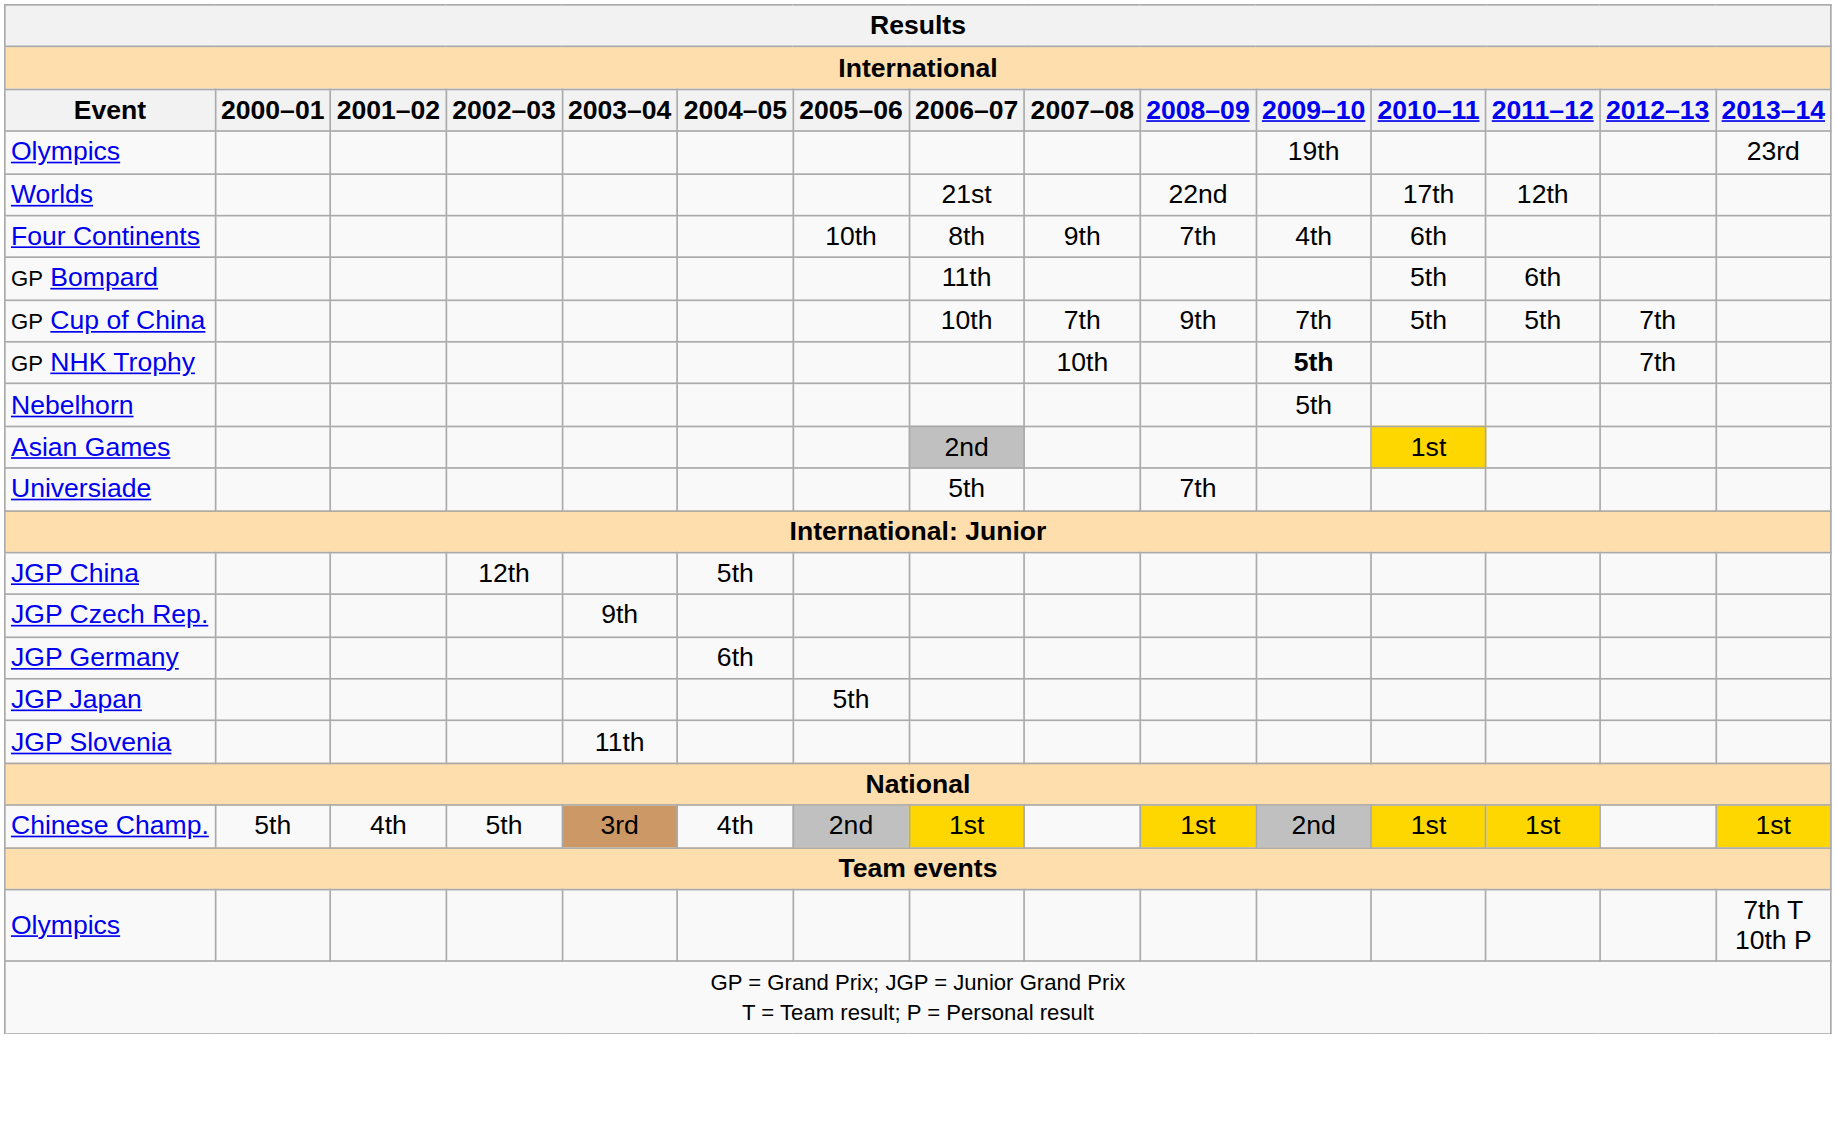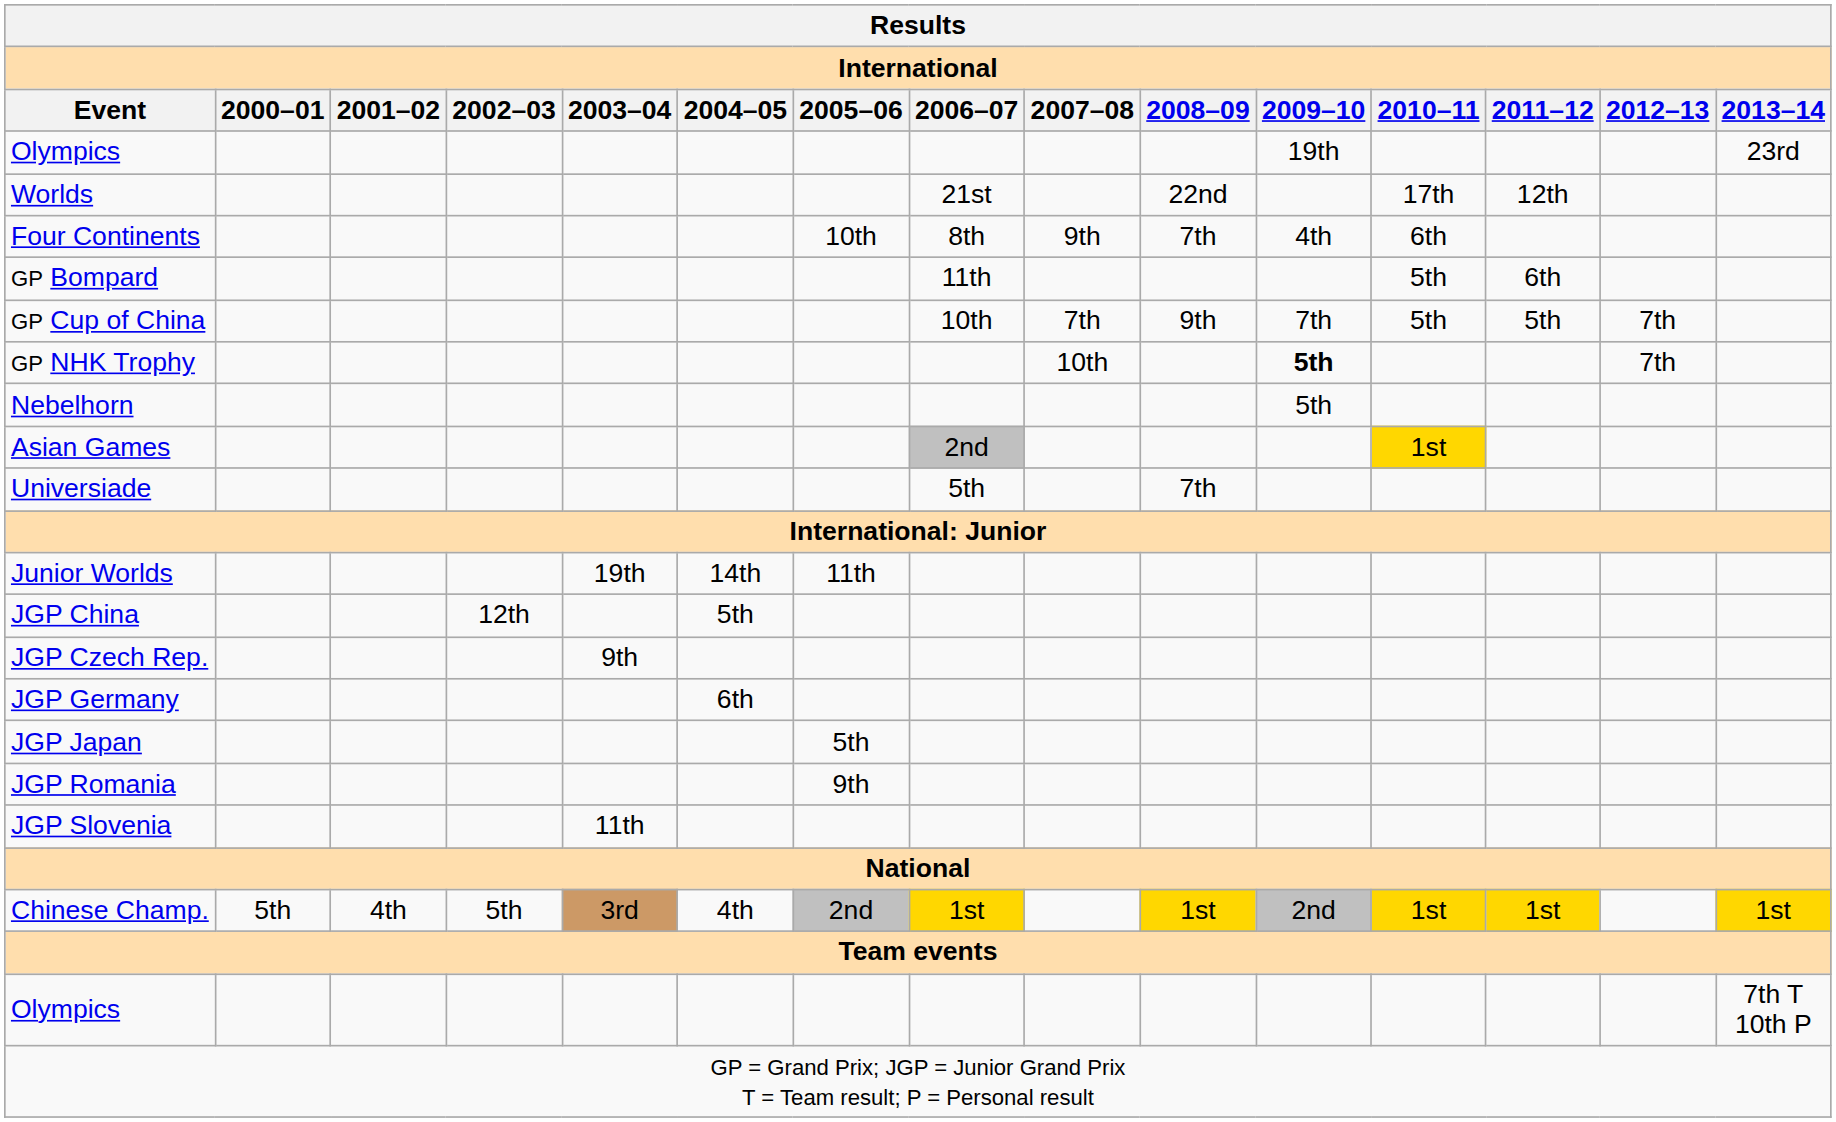+ row: (92, 573)
+ row: (93, 783)
